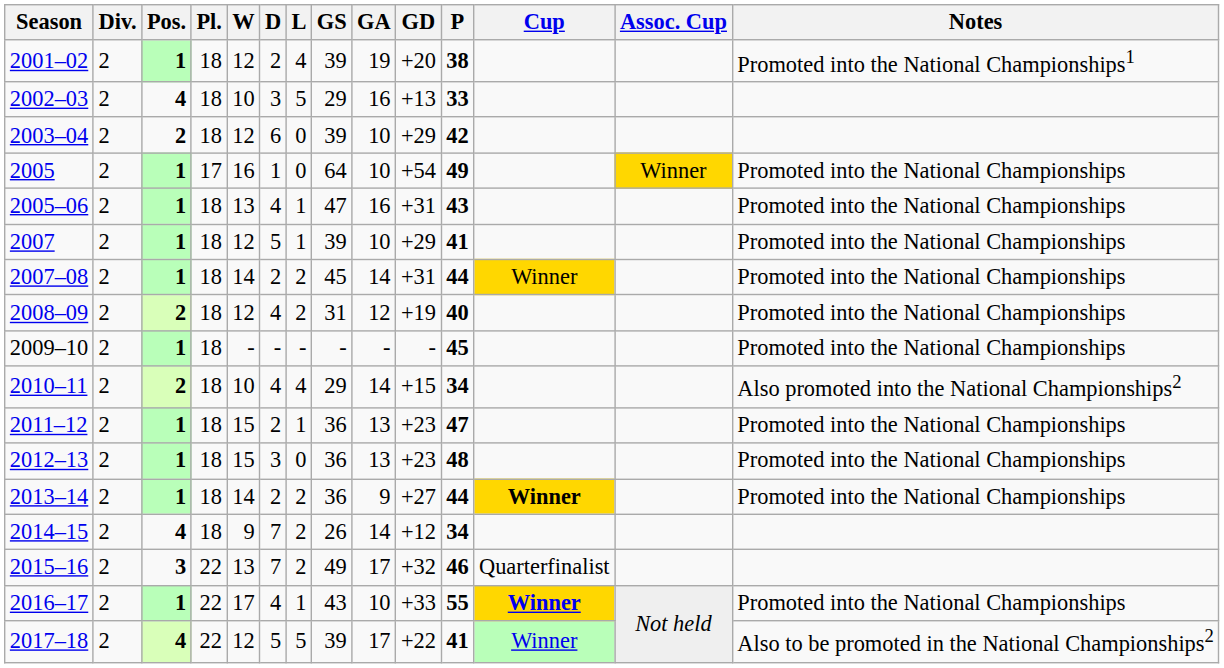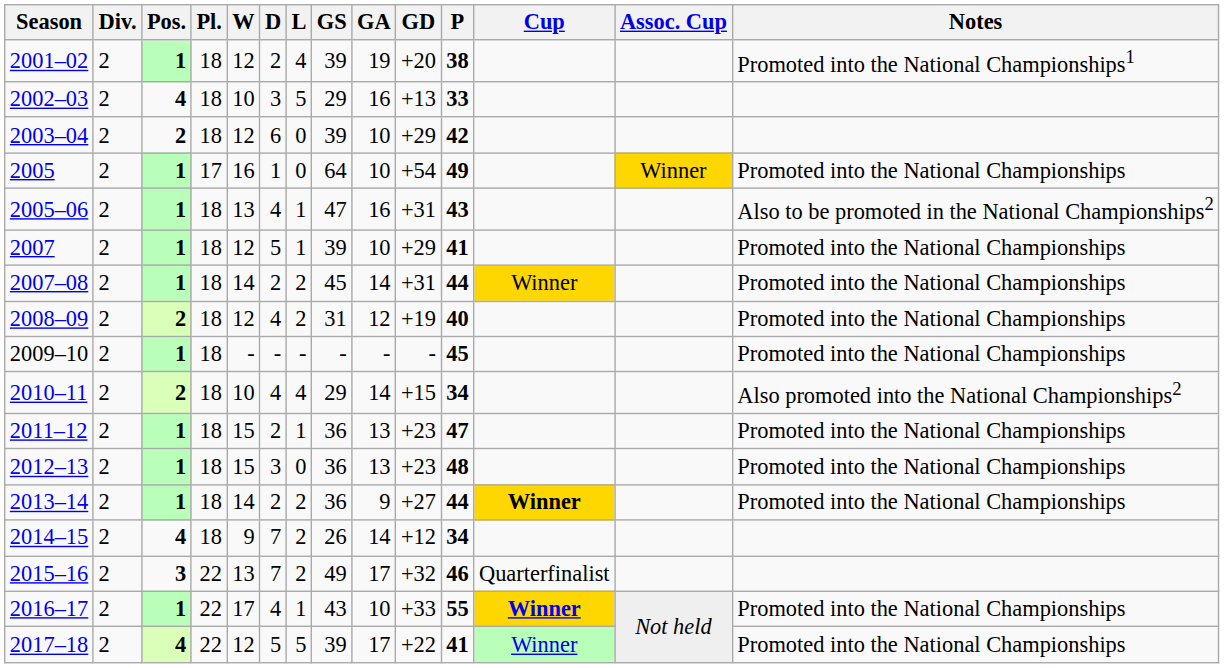(931, 205) Promoted into the National Championships -> (976, 208) Also to be promoted in the National Championships2
(976, 641) Also to be promoted in the National Championships2 -> (931, 644) Promoted into the National Championships
